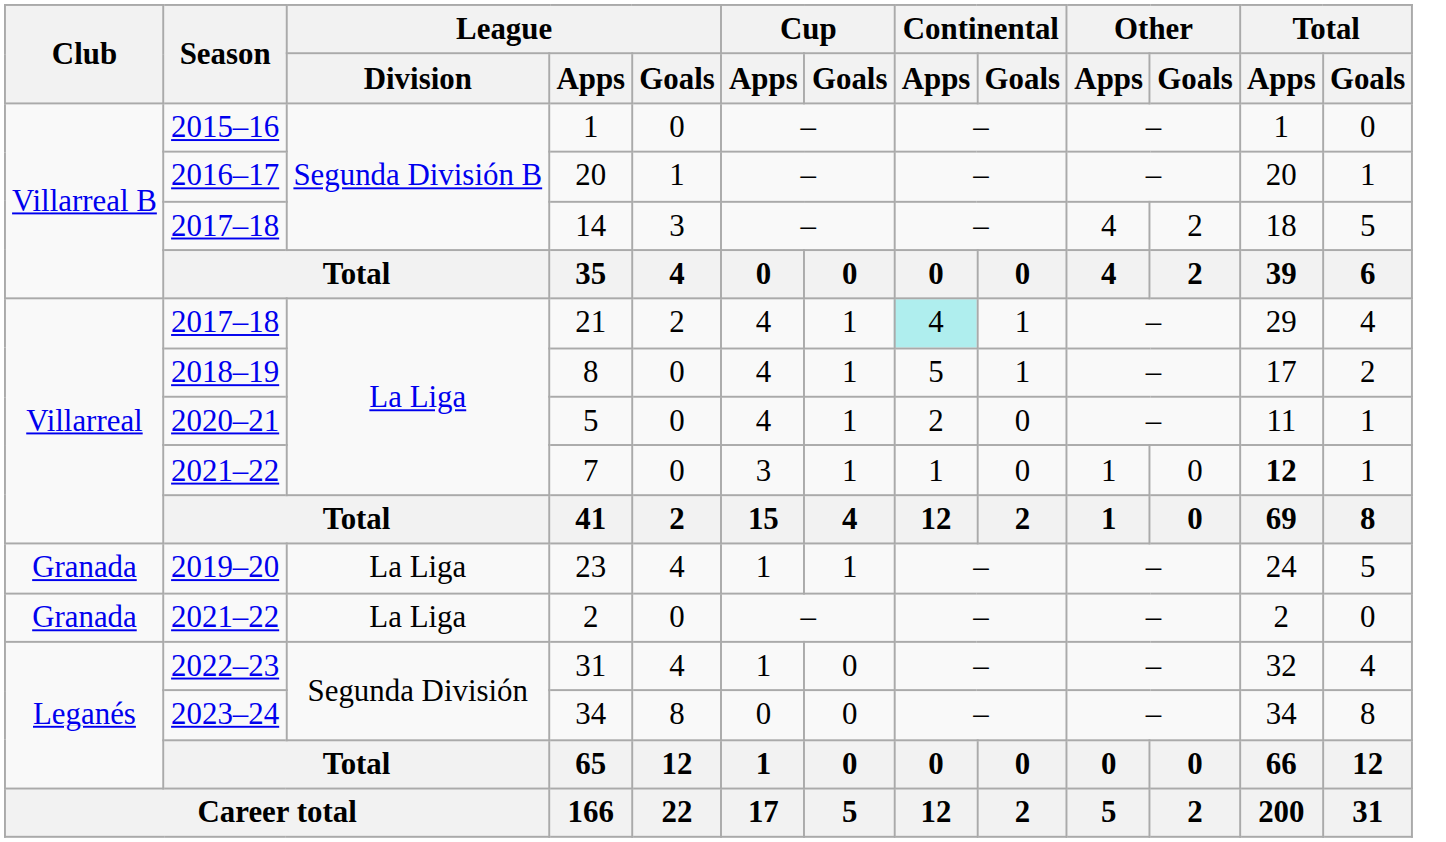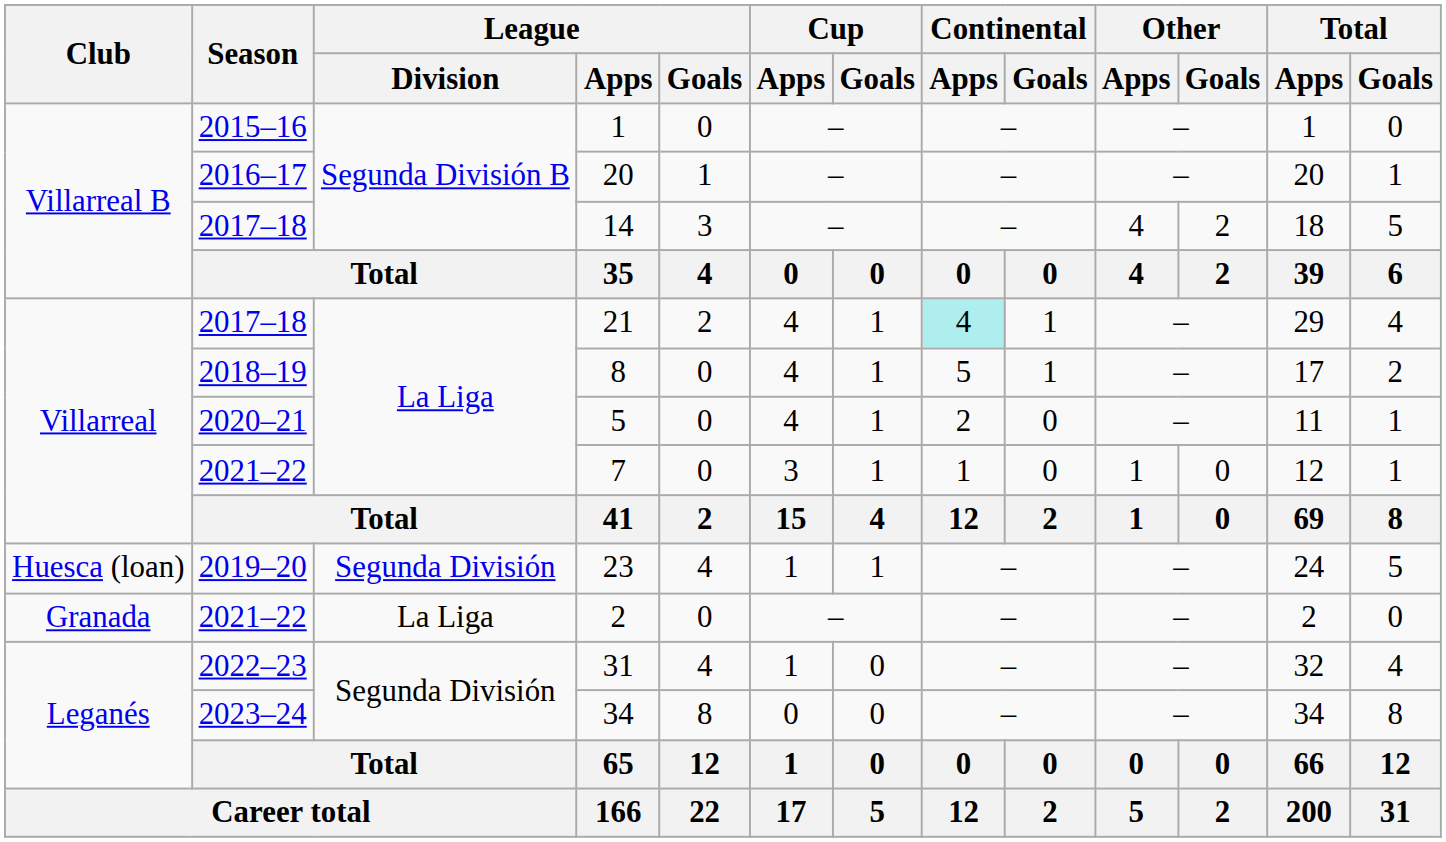(1281, 469) bold -> (1309, 469) normal
(84, 567) Granada -> (98, 567) Huesca (loan)
(418, 567) La Liga -> (445, 567) Segunda División
